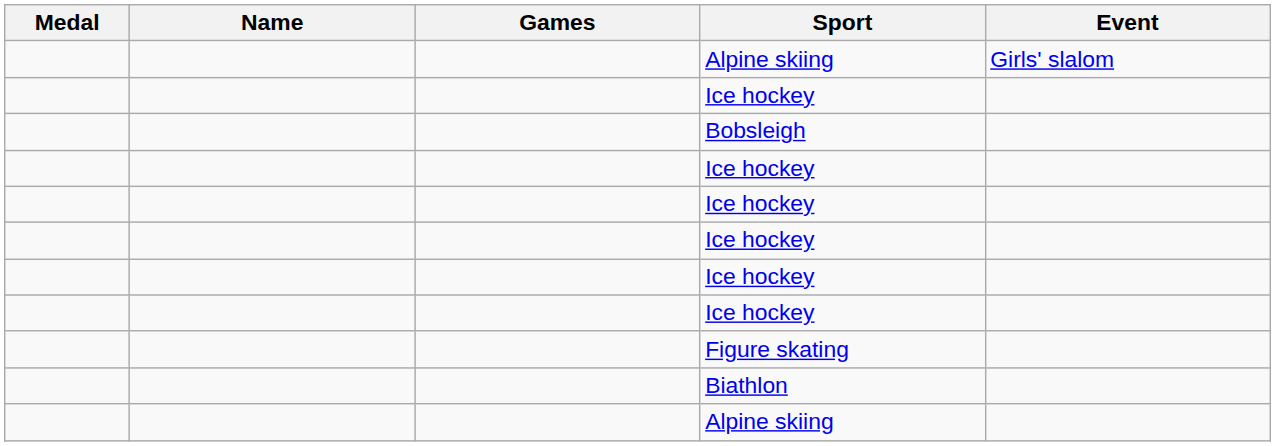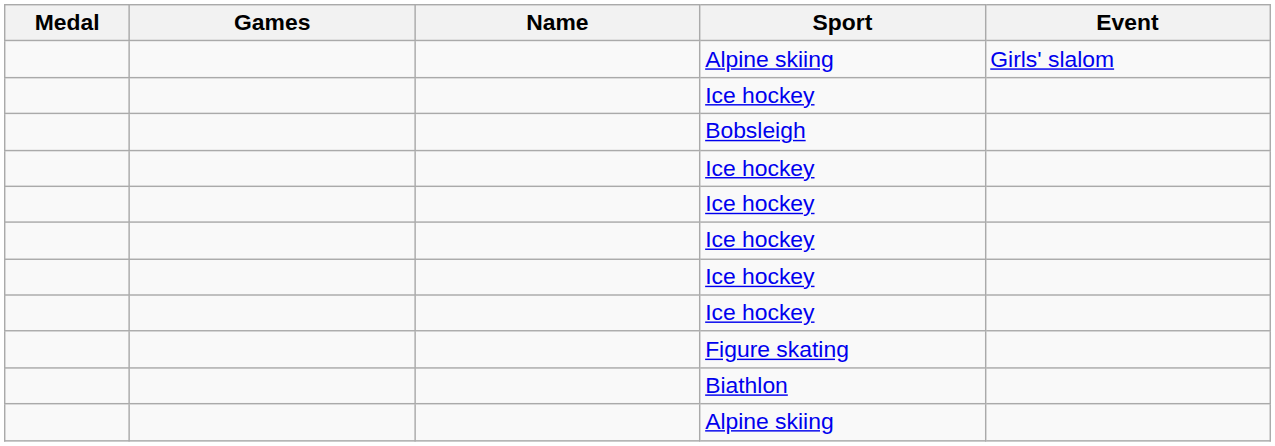columns swapped: (272, 22) <-> (557, 22)
